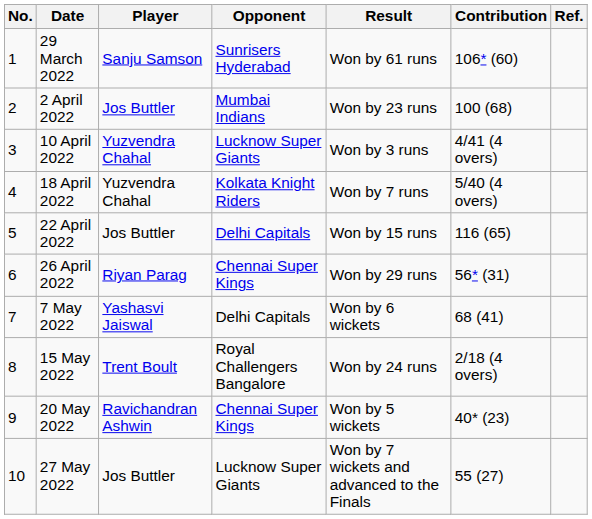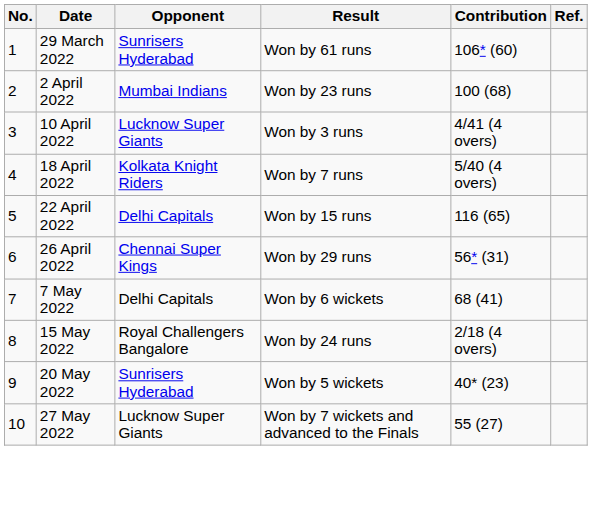- column: (155, 16)
(267, 417) Chennai Super Kings -> (156, 382) Sunrisers Hyderabad
